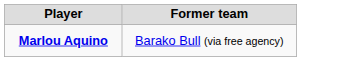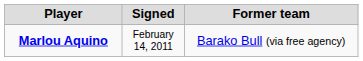+ column: (153, 14)
